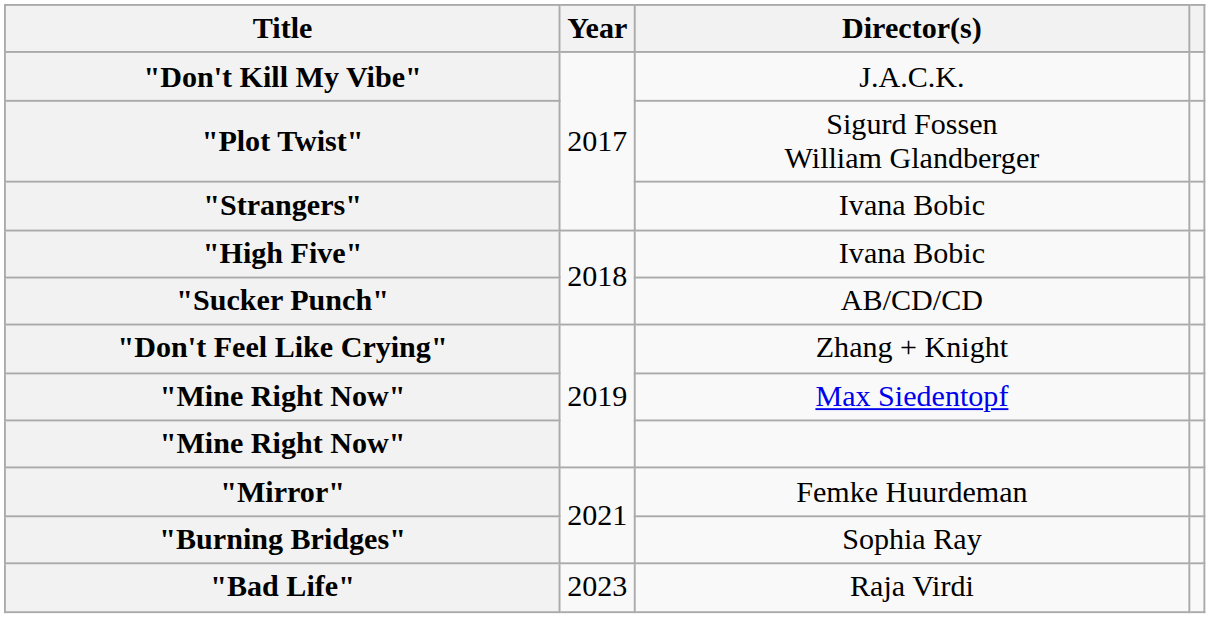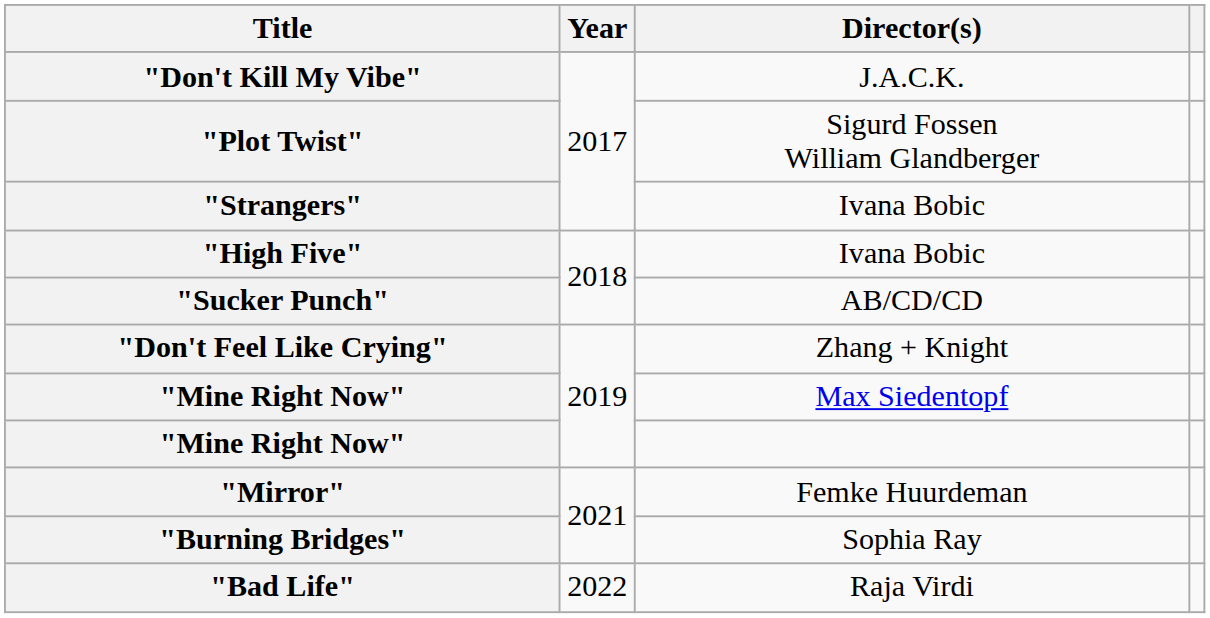(597, 586) 2023 -> (597, 586) 2022
